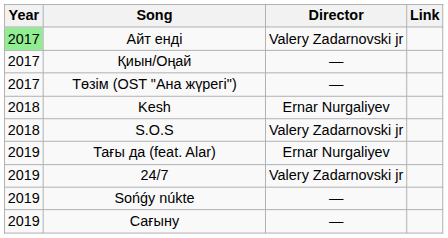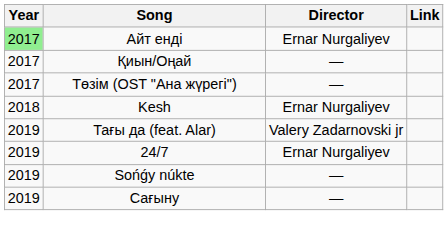(336, 38) Valery Zadarnovski jr -> (336, 38) Ernar Nurgaliyev
- row: (154, 130)
(336, 152) Ernar Nurgaliyev -> (336, 130) Valery Zadarnovski jr
(336, 175) Valery Zadarnovski jr -> (336, 152) Ernar Nurgaliyev
